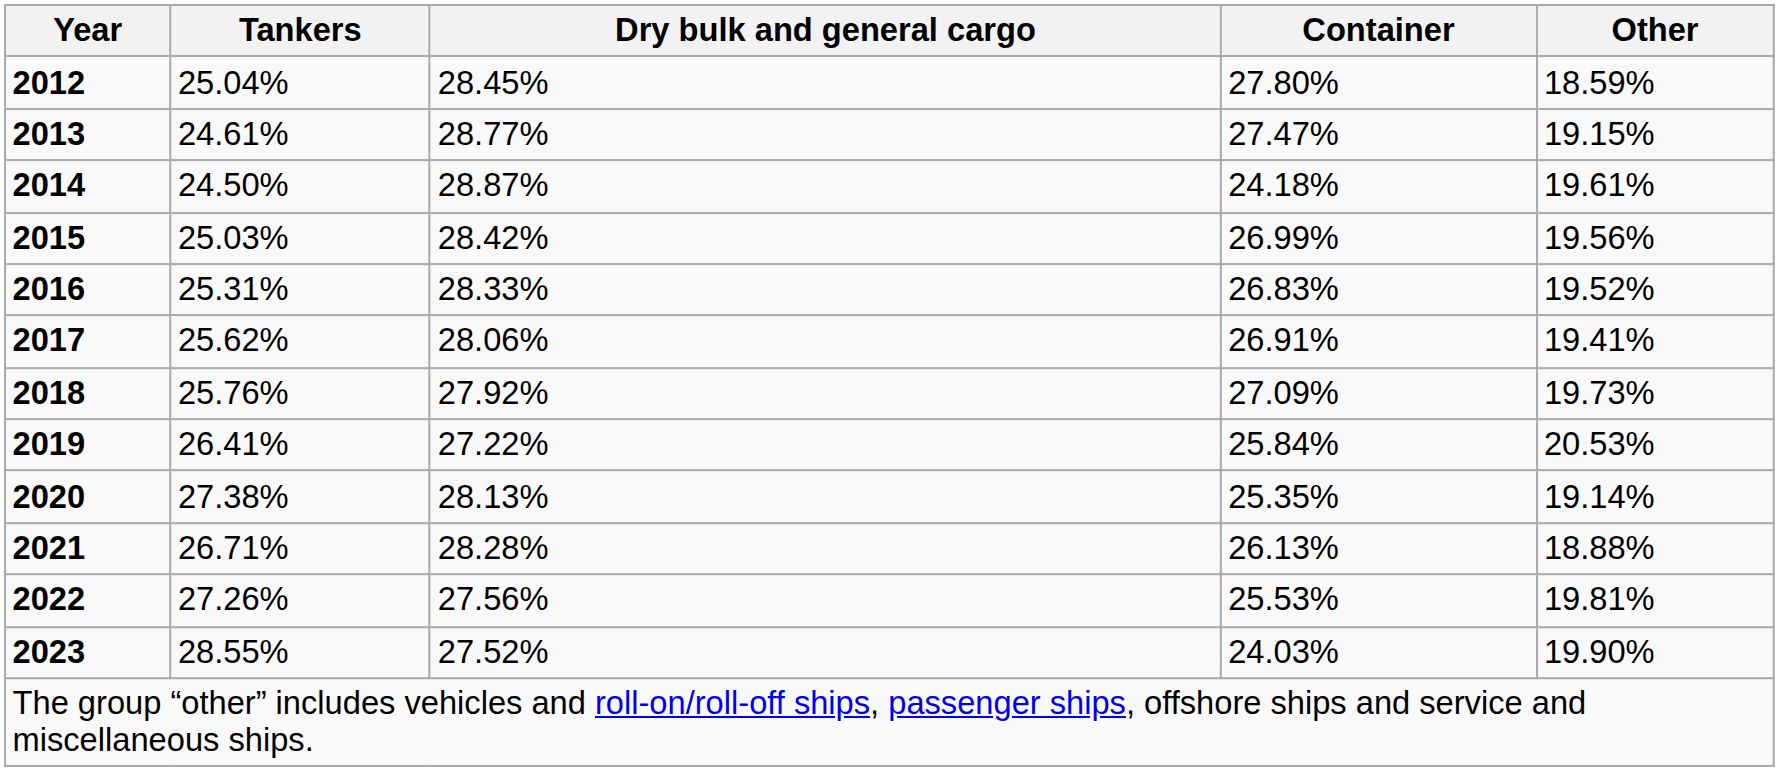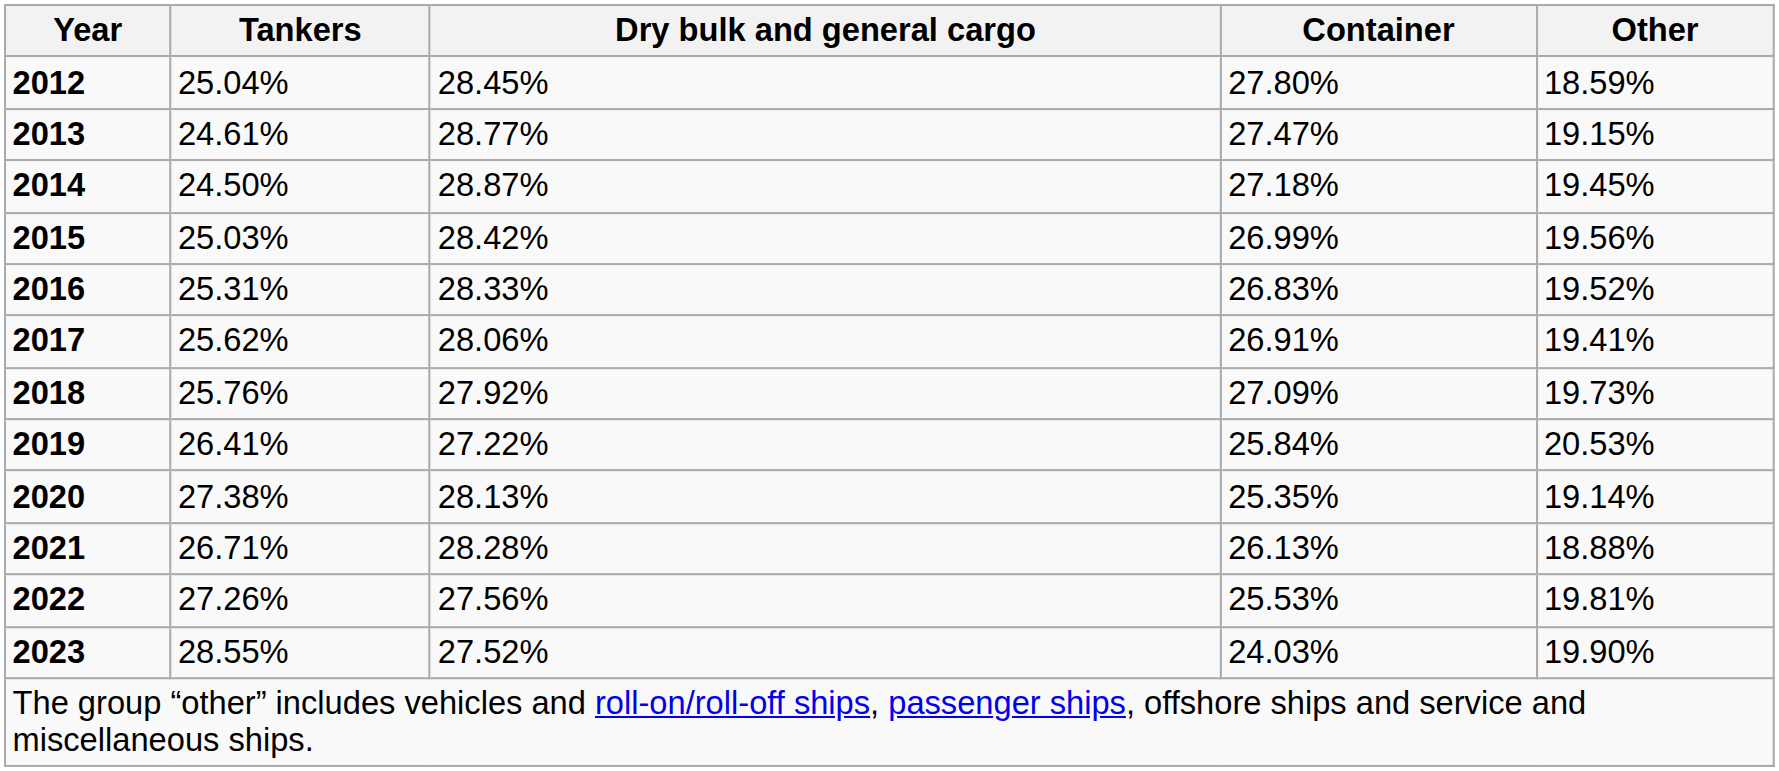(1284, 185) 24.18% -> (1284, 185) 27.18%
(1599, 185) 19.61% -> (1599, 185) 19.45%
